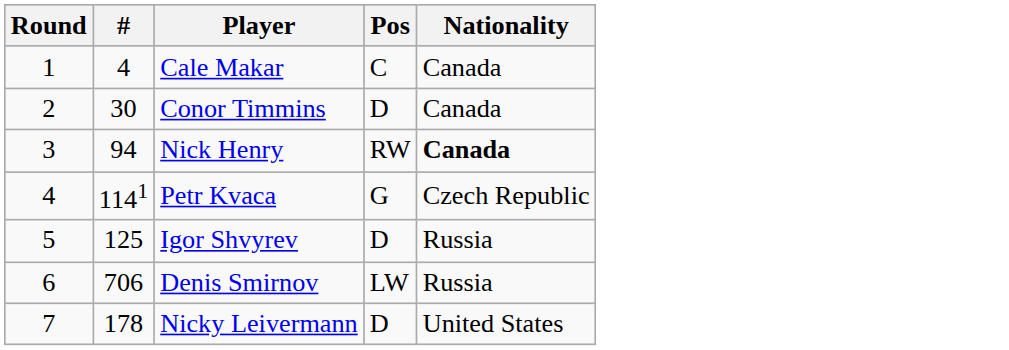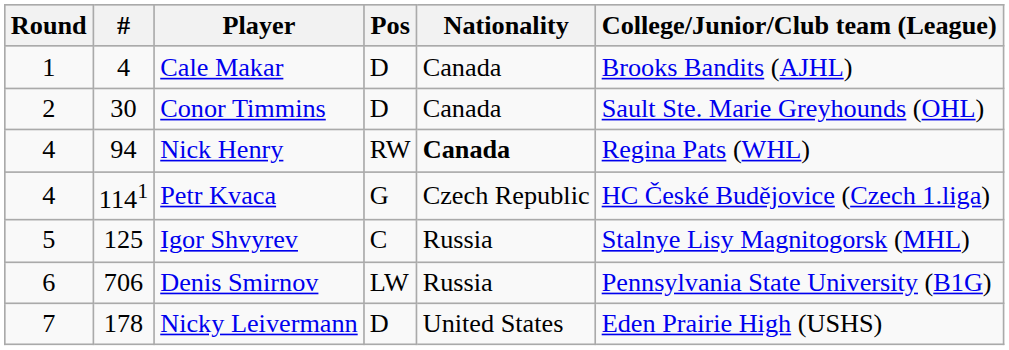+ column: (799, 25)
(379, 66) C -> (379, 66) D
(49, 150) 3 -> (49, 150) 4
(379, 240) D -> (379, 240) C
